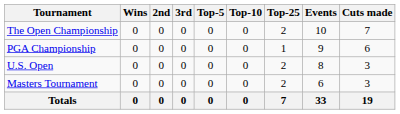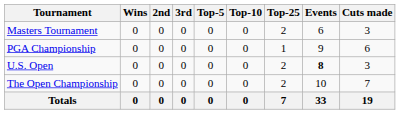rows swapped: (52, 83) <-> (62, 30)
(321, 65) normal -> (321, 65) bold
